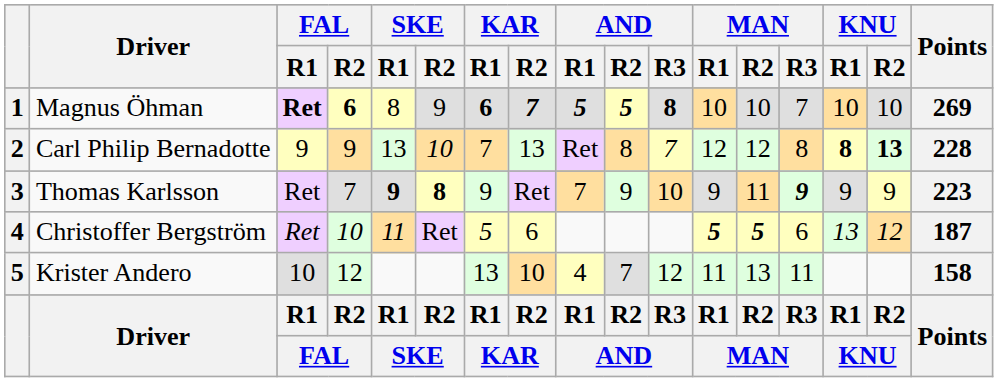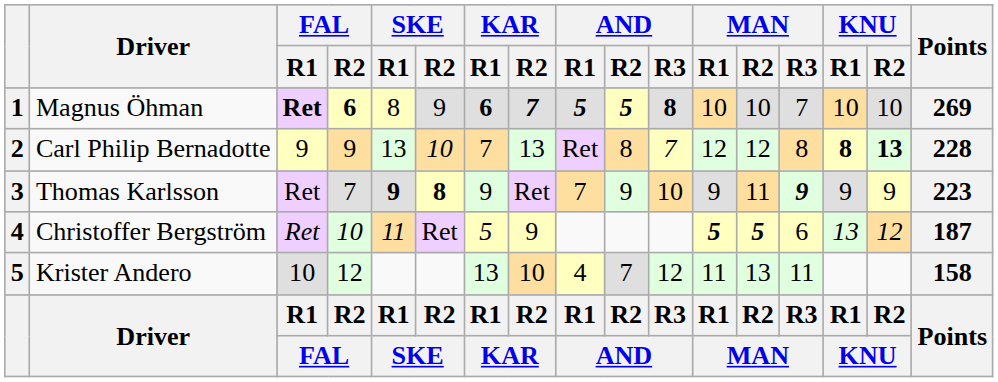(532, 231) 6 -> (532, 231) 9
